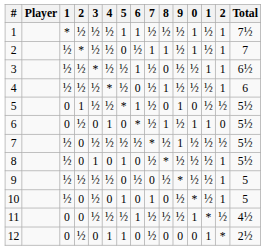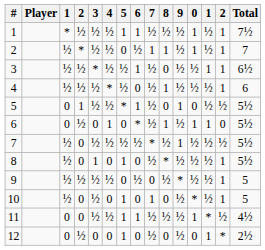(124, 217) ½ -> (124, 217) 1
(109, 236) 1 -> (109, 236) 0
(180, 236) 0 -> (180, 236) ½
